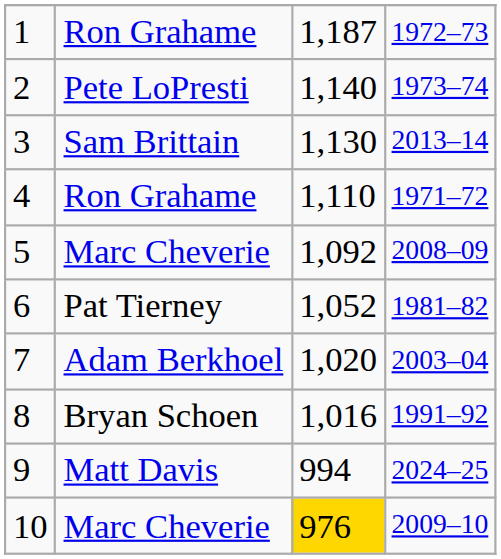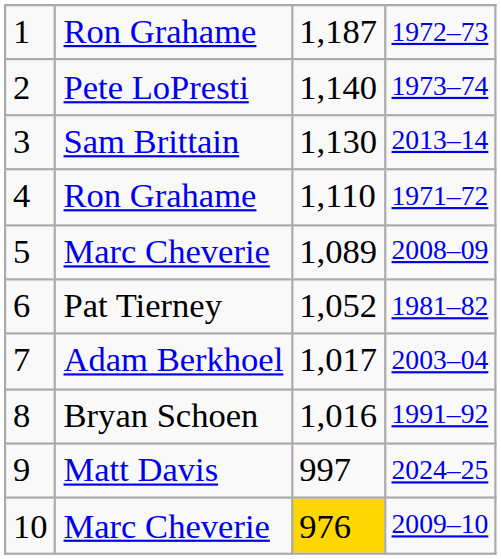(338, 251) 1,092 -> (338, 251) 1,089
(338, 360) 1,020 -> (338, 360) 1,017
(325, 470) 994 -> (325, 470) 997
